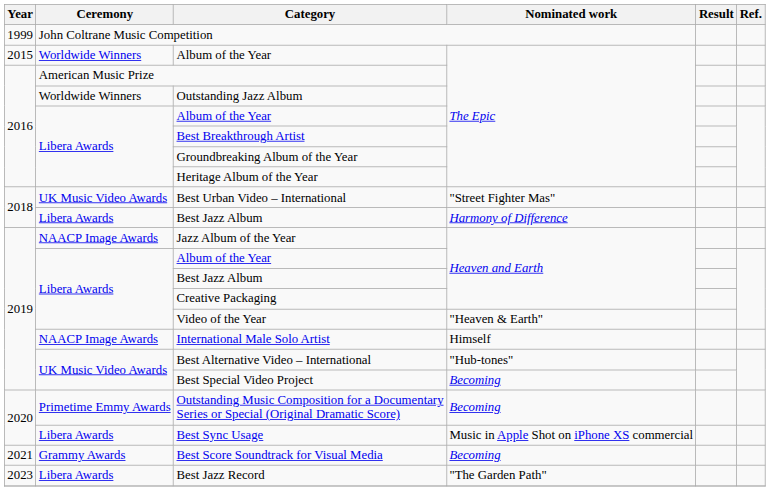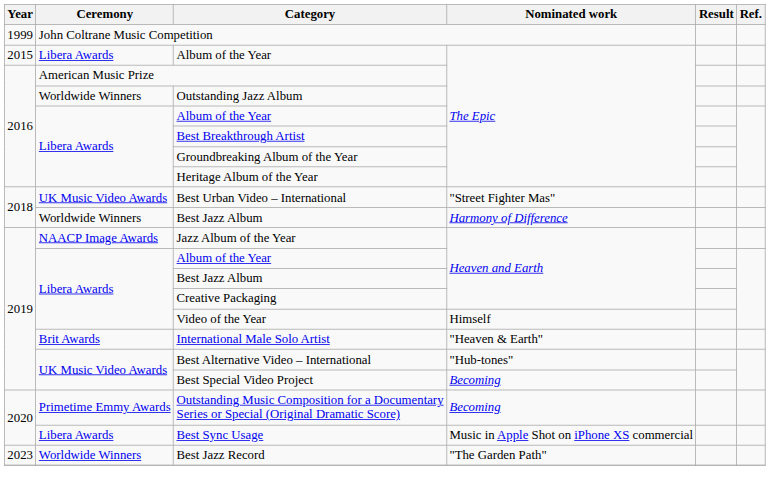(90, 55) Worldwide Winners -> (76, 55) Libera Awards
(76, 217) Libera Awards -> (90, 217) Worldwide Winners
(496, 319) "Heaven & Earth" -> (470, 319) Himself
(98, 339) NAACP Image Awards -> (69, 339) Brit Awards
(470, 339) Himself -> (496, 339) "Heaven & Earth"
- row: (20, 455)
(76, 475) Libera Awards -> (90, 455) Worldwide Winners
